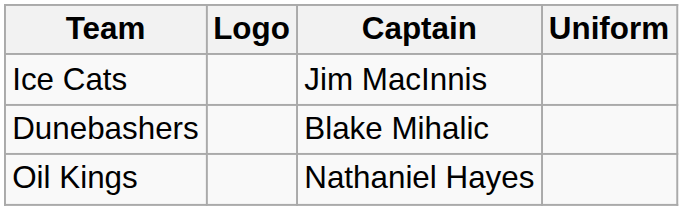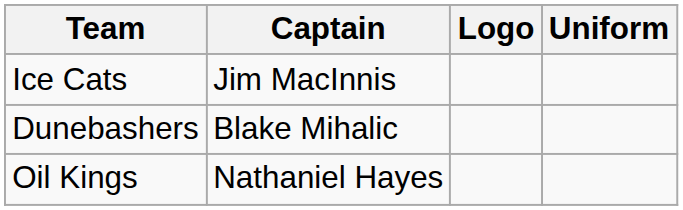columns swapped: (419, 29) <-> (252, 29)
